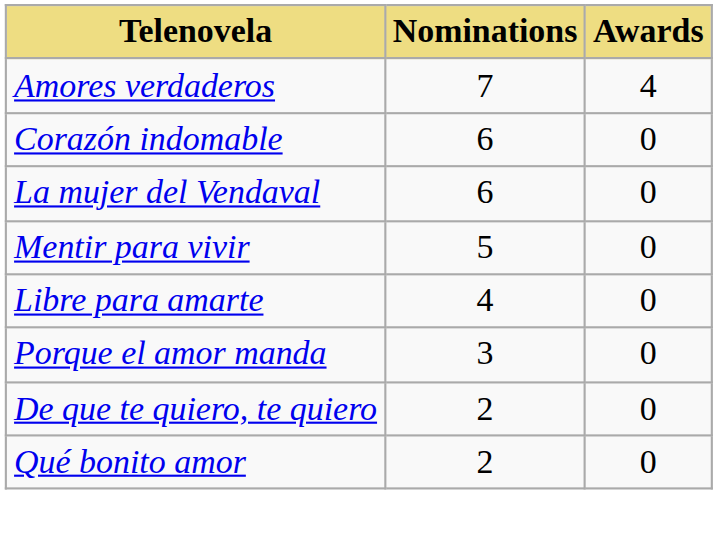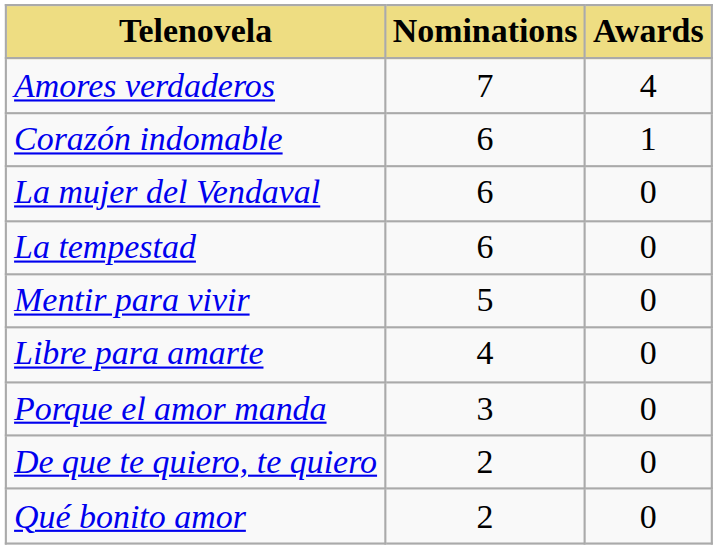(648, 138) 0 -> (648, 138) 1
+ row: (105, 246)
